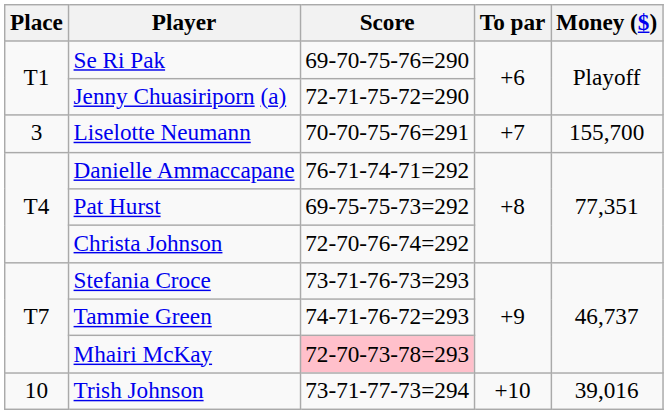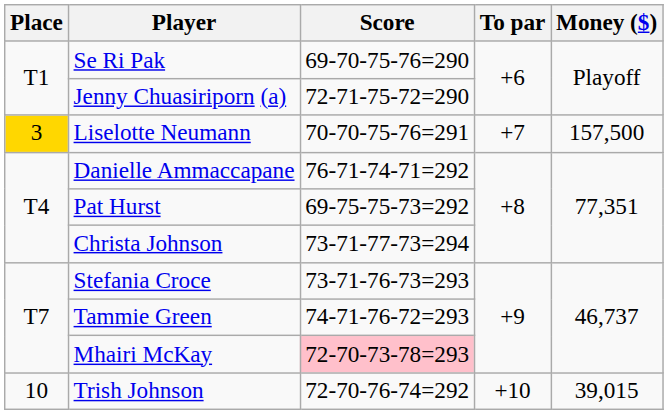(36, 133) no background -> (36, 133) gold background
(607, 133) 155,700 -> (607, 133) 157,500
(387, 243) 72-70-76-74=292 -> (387, 243) 73-71-77-73=294
(387, 390) 73-71-77-73=294 -> (387, 390) 72-70-76-74=292
(607, 390) 39,016 -> (607, 390) 39,015
